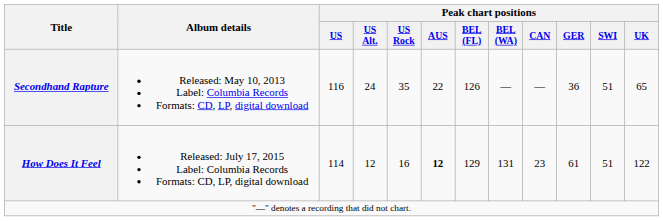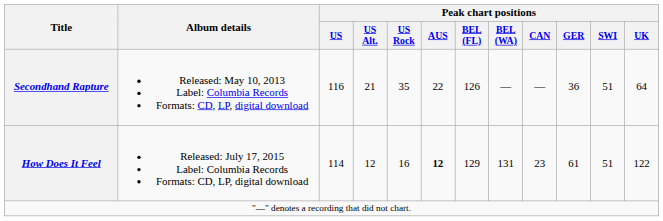(370, 87) 24 -> (370, 87) 21
(642, 87) 65 -> (642, 87) 64
